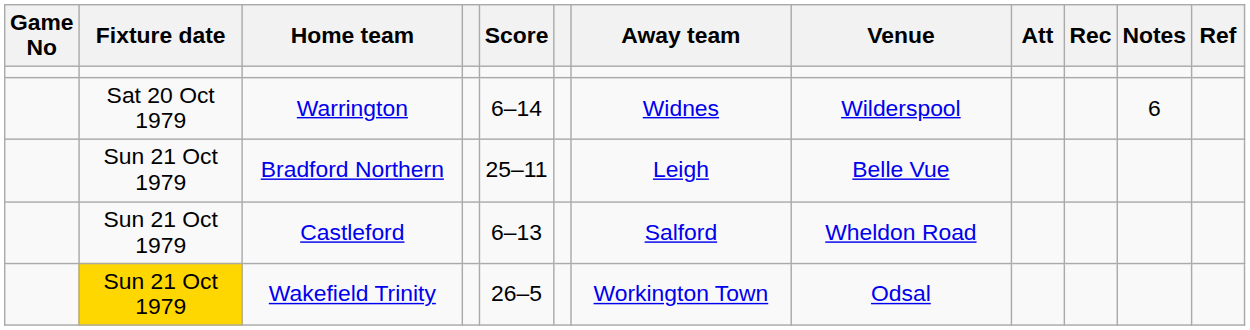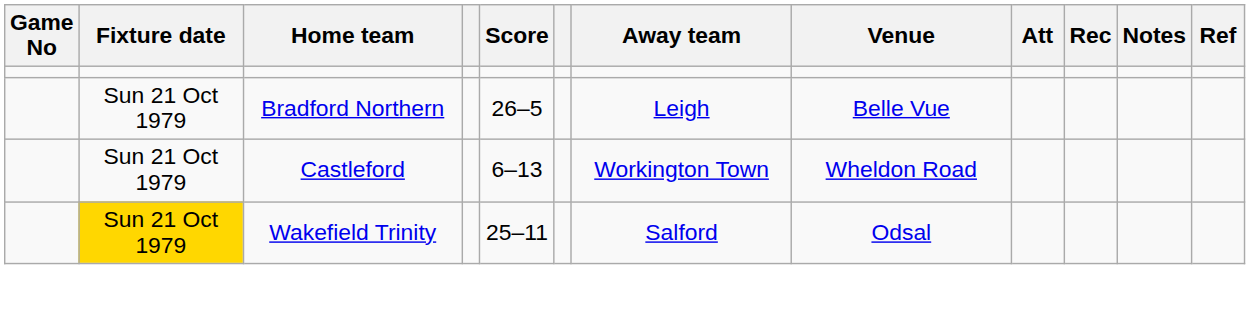- row: (352, 108)
(517, 170) 25–11 -> (517, 108) 26–5
(681, 232) Salford -> (682, 170) Workington Town
(517, 294) 26–5 -> (517, 232) 25–11
(681, 294) Workington Town -> (682, 232) Salford
